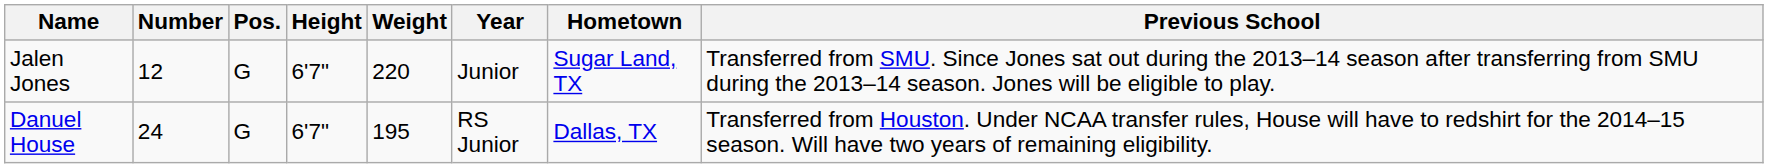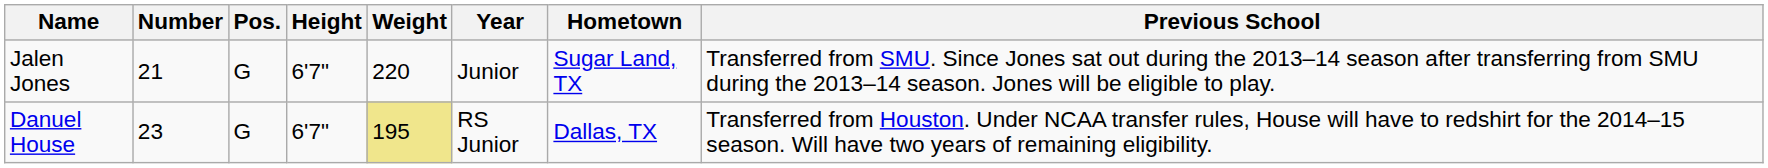(150, 70) 12 -> (150, 70) 21
(150, 132) 24 -> (150, 132) 23
(391, 132) no background -> (391, 132) khaki background
